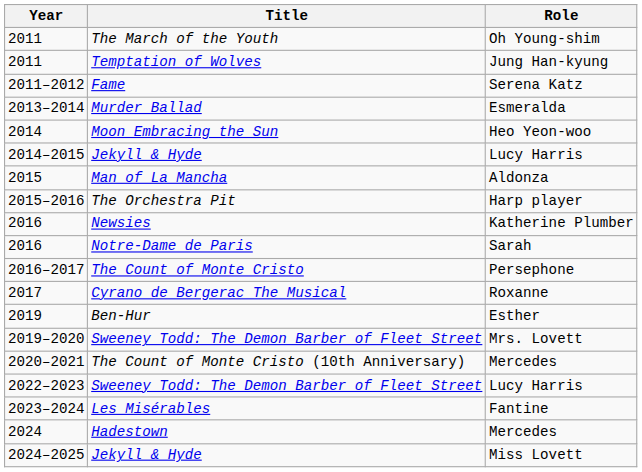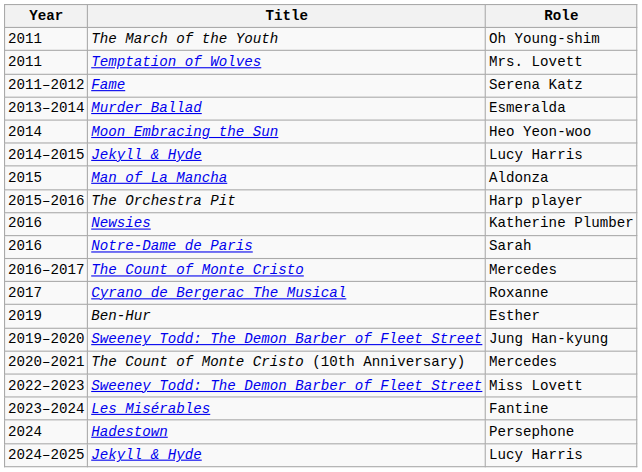(549, 62) Jung Han-kyung -> (536, 62) Mrs. Lovett
(532, 270) Persephone -> (523, 270) Mercedes
(536, 339) Mrs. Lovett -> (549, 339) Jung Han-kyung
(536, 386) Lucy Harris -> (536, 386) Miss Lovett
(523, 432) Mercedes -> (532, 432) Persephone
(536, 455) Miss Lovett -> (536, 455) Lucy Harris
